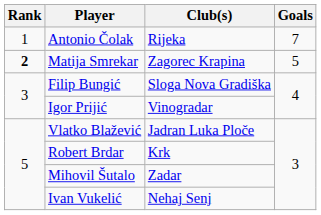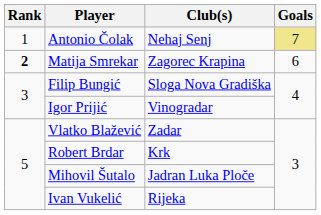(167, 38) Rijeka -> (180, 38) Nehaj Senj
(295, 38) no background -> (295, 38) khaki background
(295, 61) 5 -> (295, 61) 6
(201, 130) Jadran Luka Ploče -> (165, 130) Zadar
(165, 175) Zadar -> (201, 175) Jadran Luka Ploče
(180, 198) Nehaj Senj -> (167, 198) Rijeka
